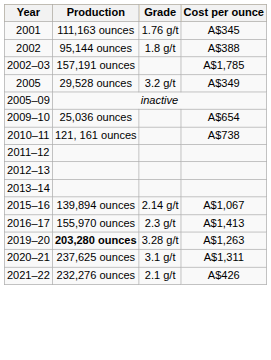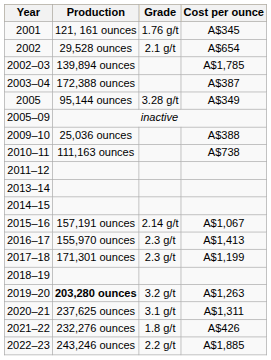(96, 30) 111,163 ounces -> (96, 30) 121, 161 ounces
(96, 48) 95,144 ounces -> (96, 48) 29,528 ounces
(160, 48) 1.8 g/t -> (160, 48) 2.1 g/t
(224, 48) A$388 -> (224, 48) A$654
(96, 65) 157,191 ounces -> (96, 65) 139,894 ounces
+ row: (28, 83)
(96, 83) 29,528 ounces -> (96, 100) 95,144 ounces
(160, 83) 3.2 g/t -> (160, 100) 3.28 g/t
(224, 118) A$654 -> (224, 135) A$388
(96, 135) 121, 161 ounces -> (96, 153) 111,163 ounces
- row: (28, 170)
+ row: (28, 205)
(96, 205) 139,894 ounces -> (96, 223) 157,191 ounces
+ row: (28, 258)
+ row: (28, 275)
(160, 240) 3.28 g/t -> (160, 293) 3.2 g/t
(160, 275) 2.1 g/t -> (160, 328) 1.8 g/t
+ row: (28, 345)
